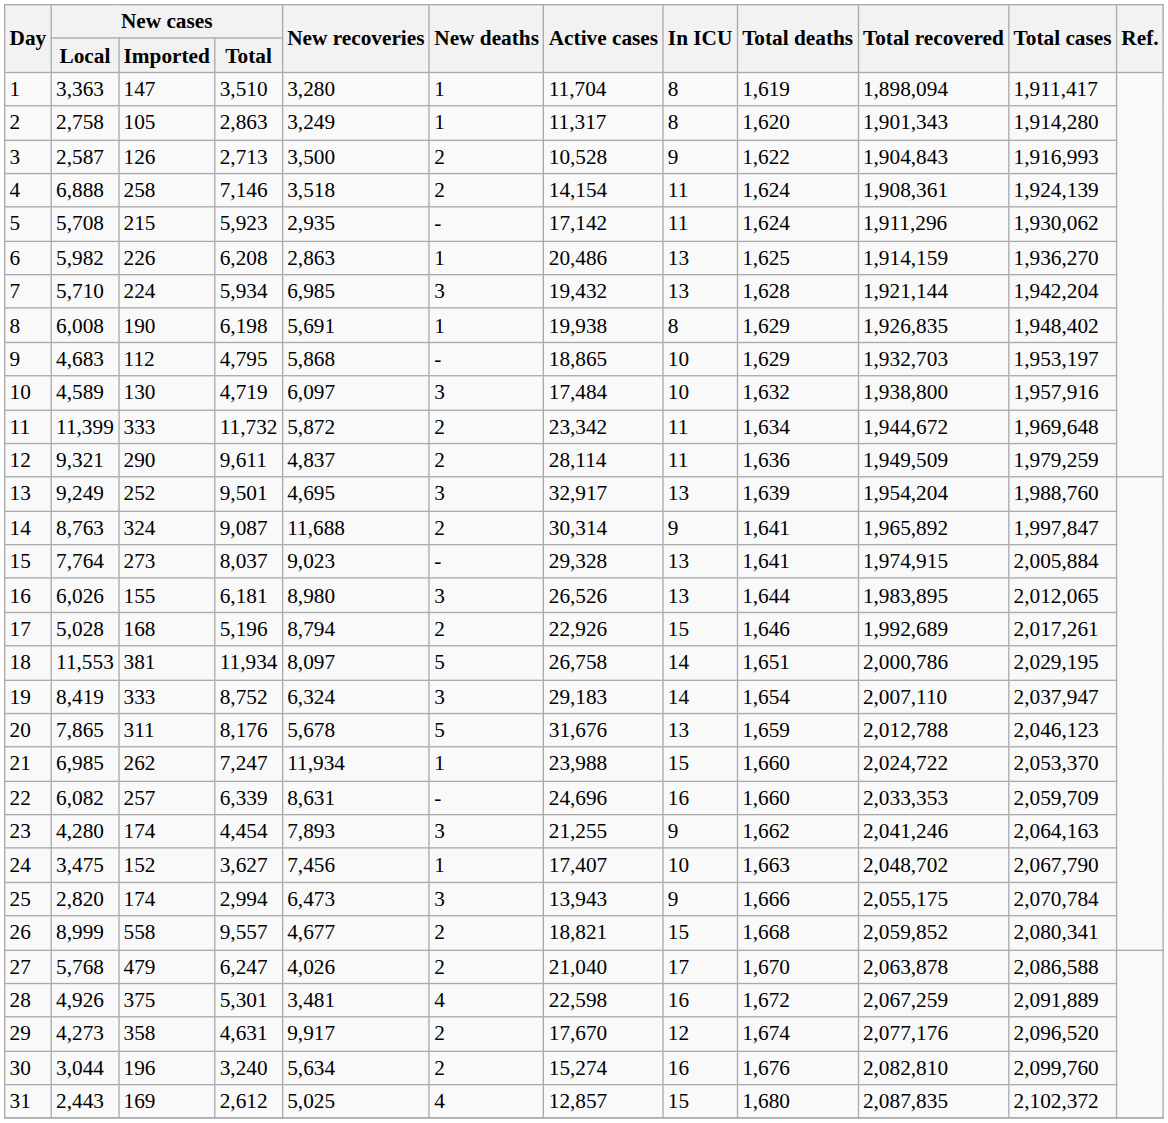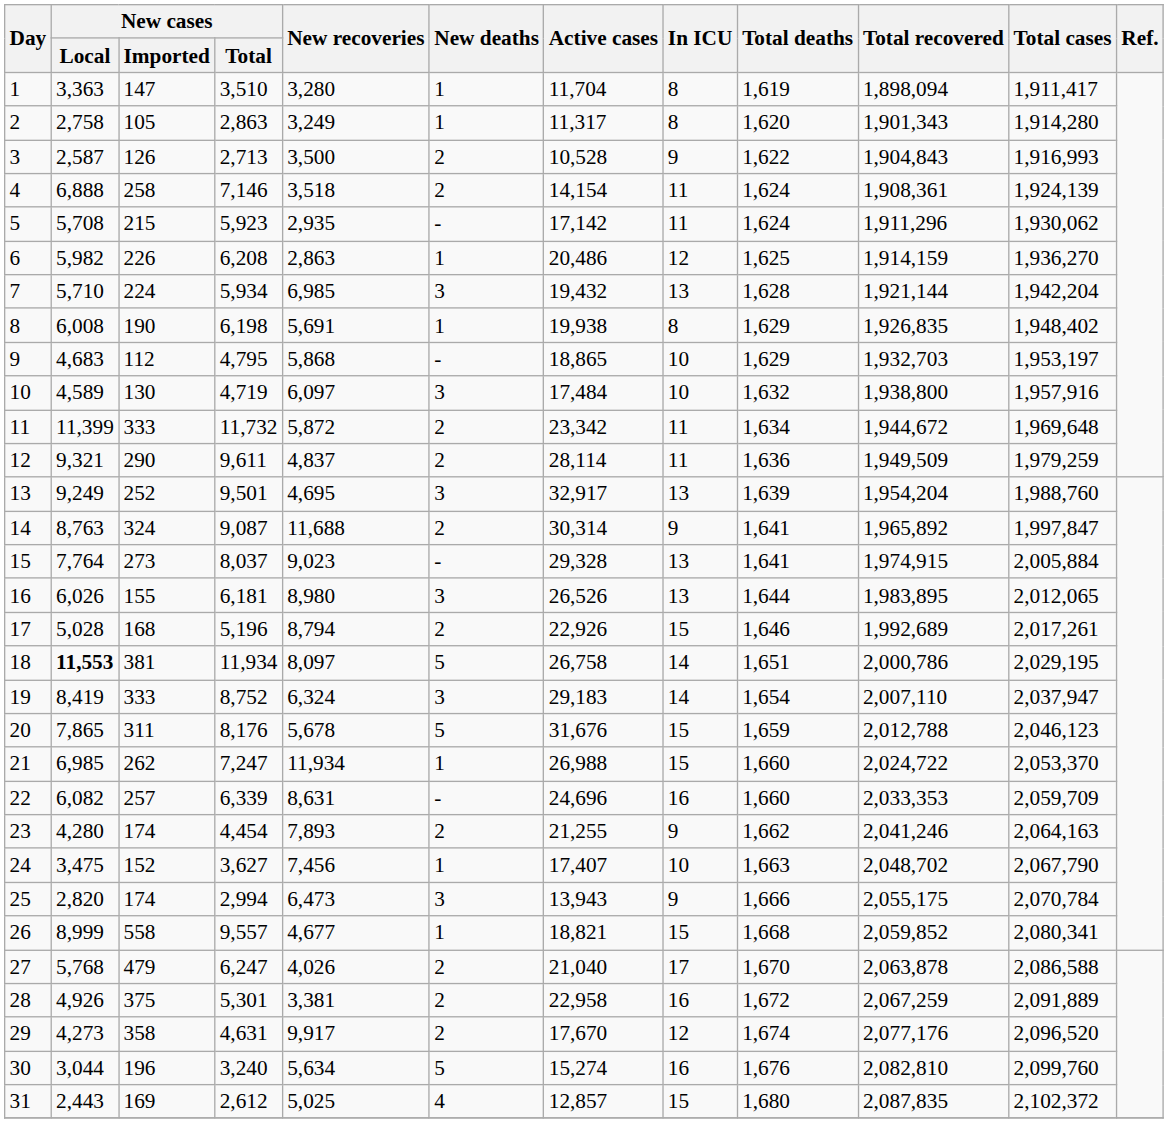(678, 257) 13 -> (678, 257) 12
(85, 662) normal -> (85, 662) bold
(678, 730) 13 -> (678, 730) 15
(578, 763) 23,988 -> (578, 763) 26,988
(440, 831) 3 -> (440, 831) 2
(440, 932) 2 -> (440, 932) 1
(311, 1000) 3,481 -> (311, 1000) 3,381
(440, 1000) 4 -> (440, 1000) 2
(578, 1000) 22,598 -> (578, 1000) 22,958
(440, 1067) 2 -> (440, 1067) 5
